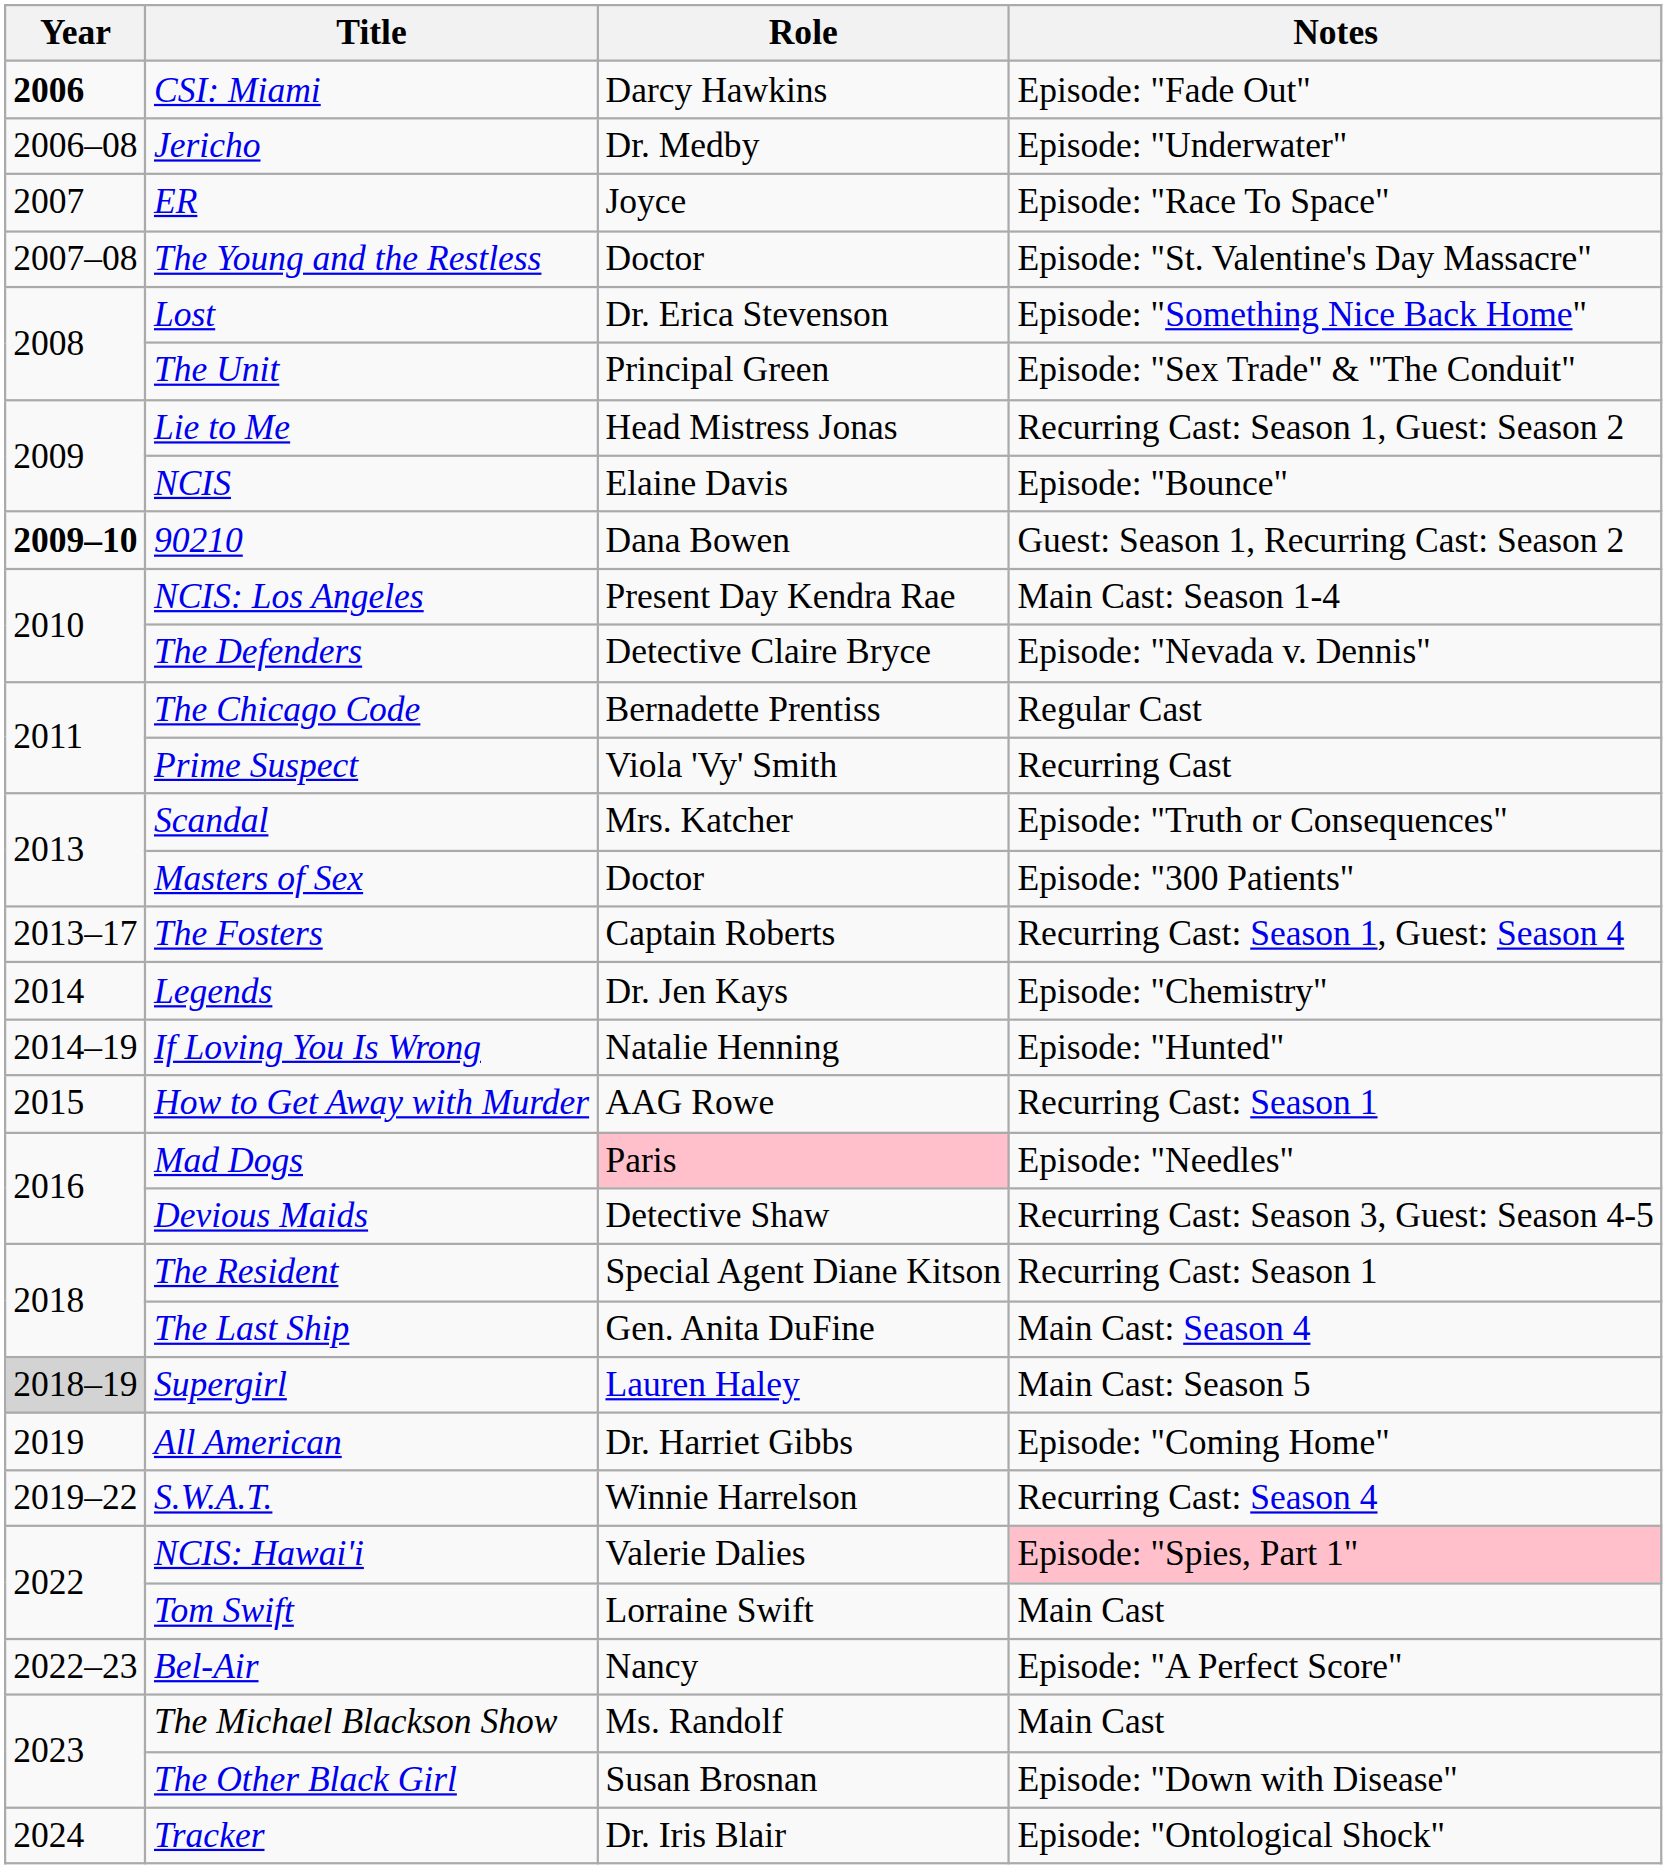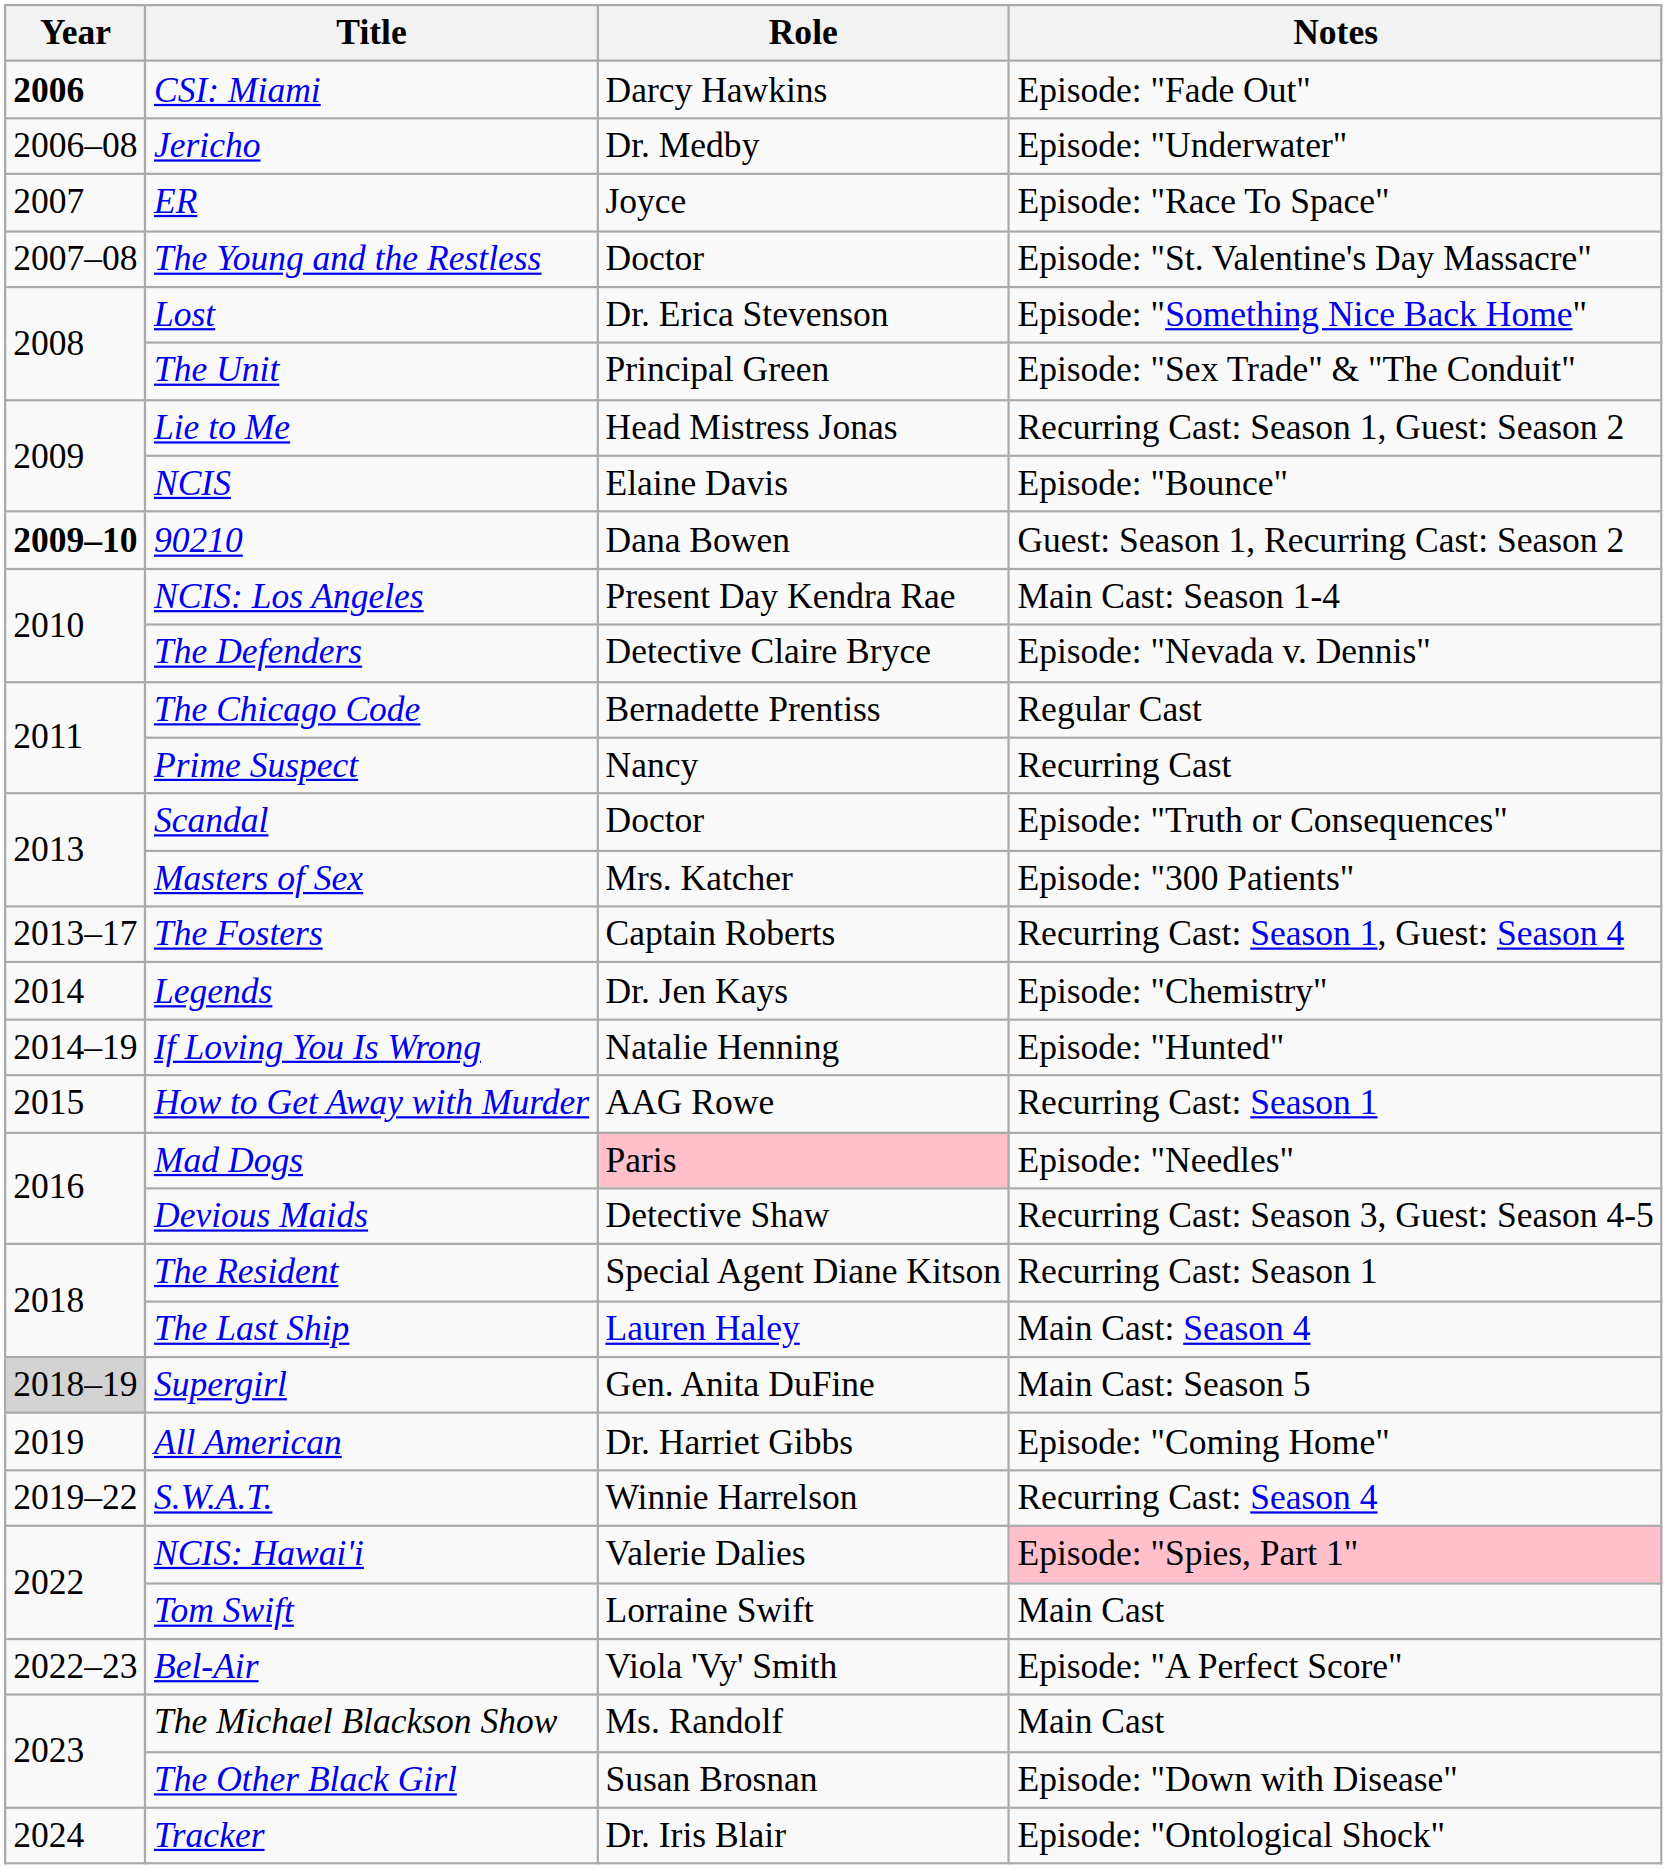(721, 764) Viola 'Vy' Smith -> (652, 764) Nancy
(699, 821) Mrs. Katcher -> (655, 821) Doctor
(655, 877) Doctor -> (699, 877) Mrs. Katcher
(740, 1328) Gen. Anita DuFine -> (703, 1328) Lauren Haley
(703, 1384) Lauren Haley -> (740, 1384) Gen. Anita DuFine
(652, 1666) Nancy -> (721, 1666) Viola 'Vy' Smith
